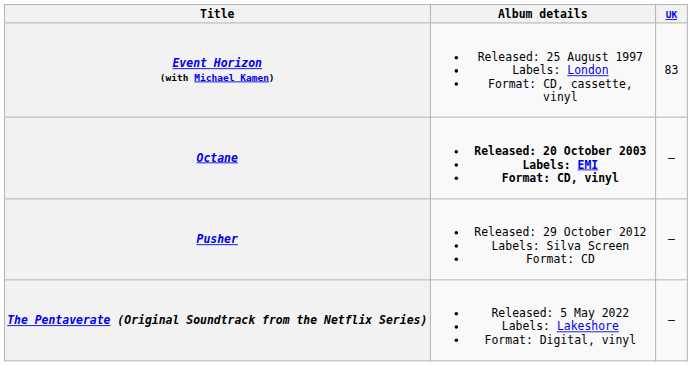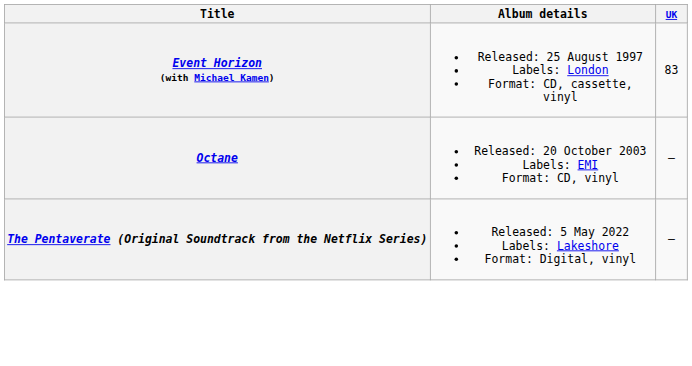(543, 165) bold -> (543, 165) normal
- row: (217, 239)
